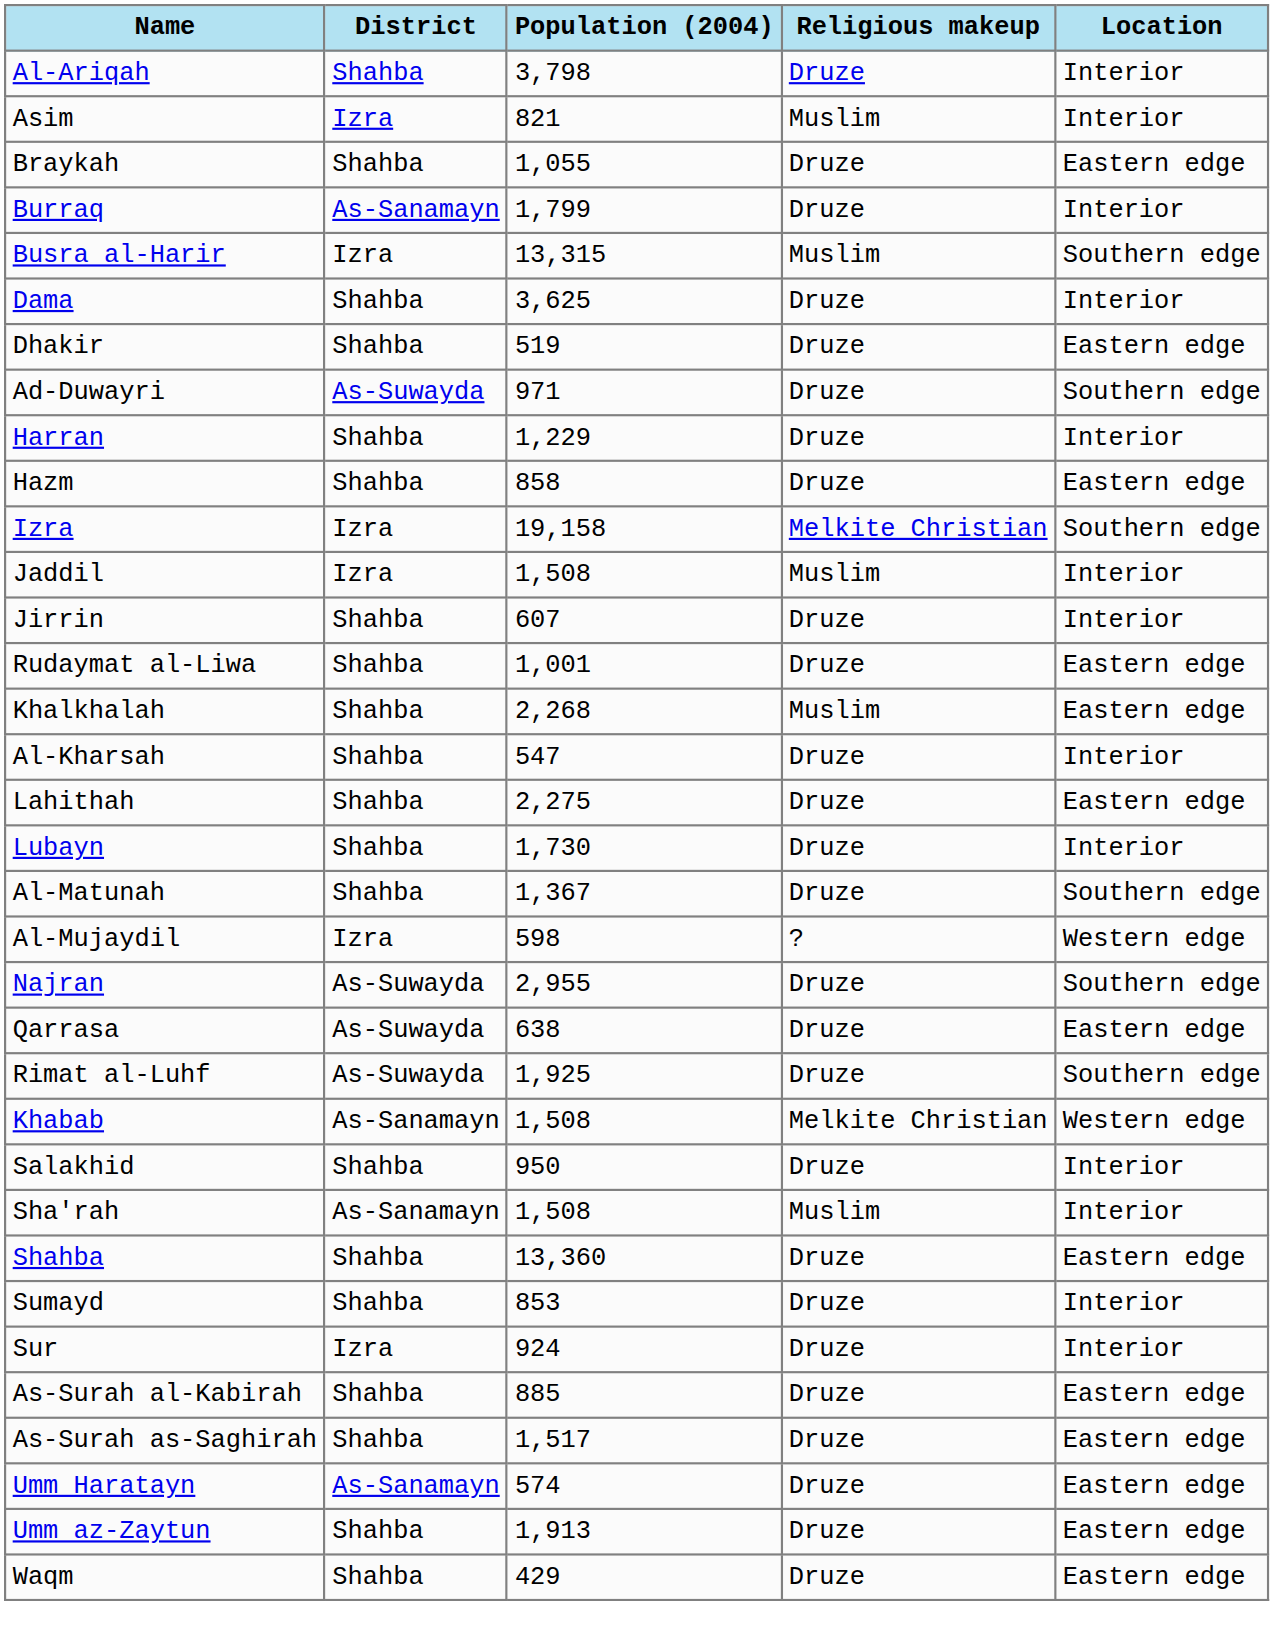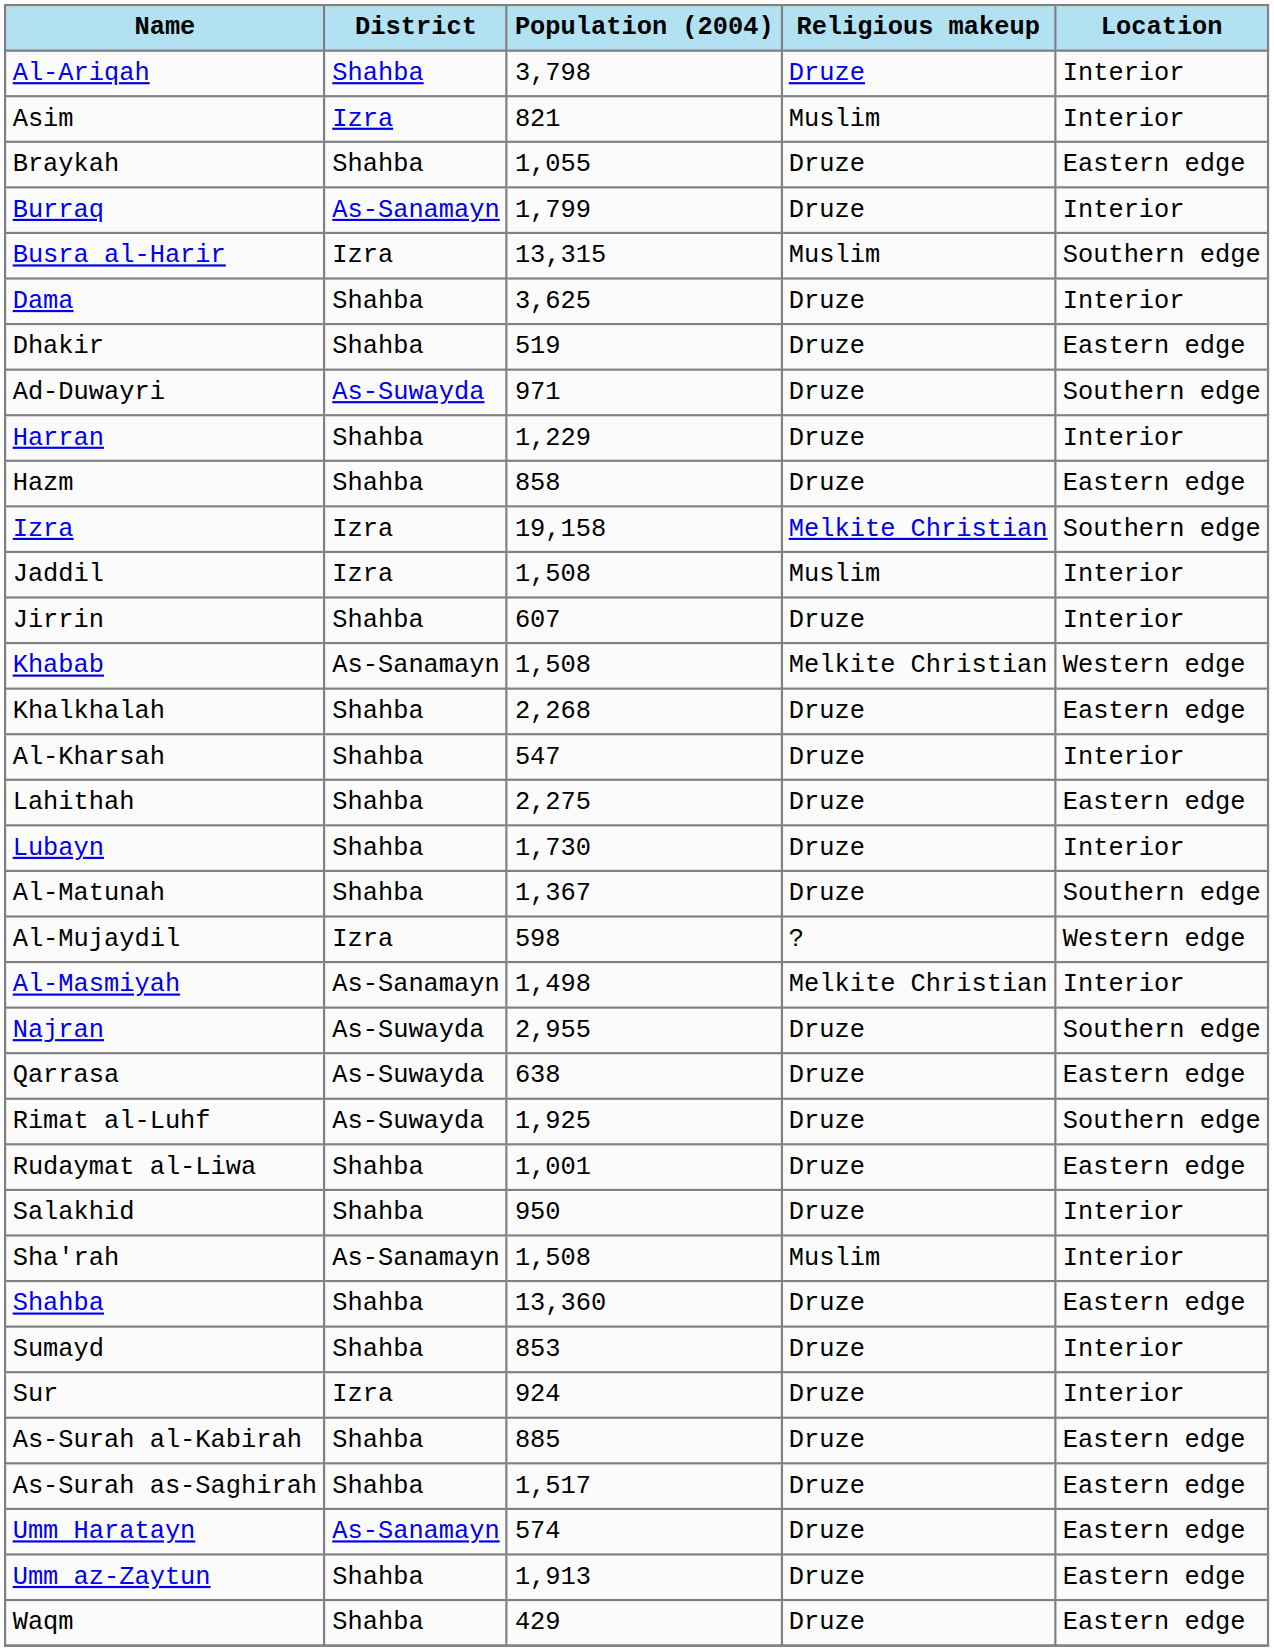rows swapped: (58, 1122) <-> (134, 666)
(834, 711) Muslim -> (827, 711) Druze
+ row: (96, 985)
